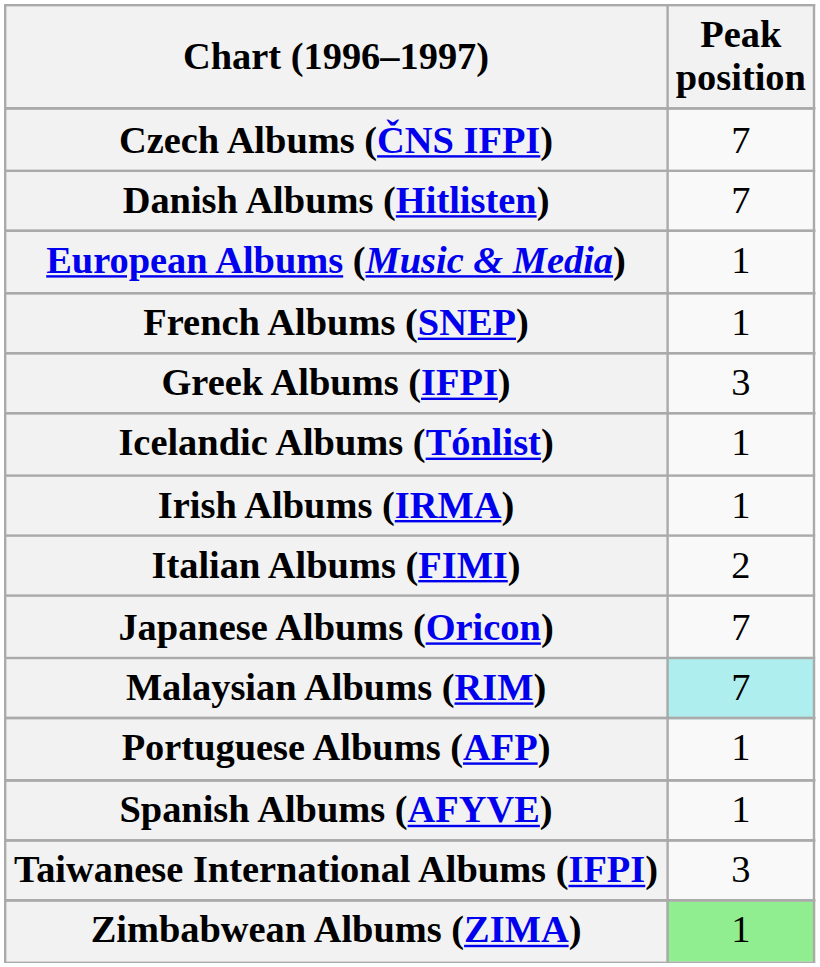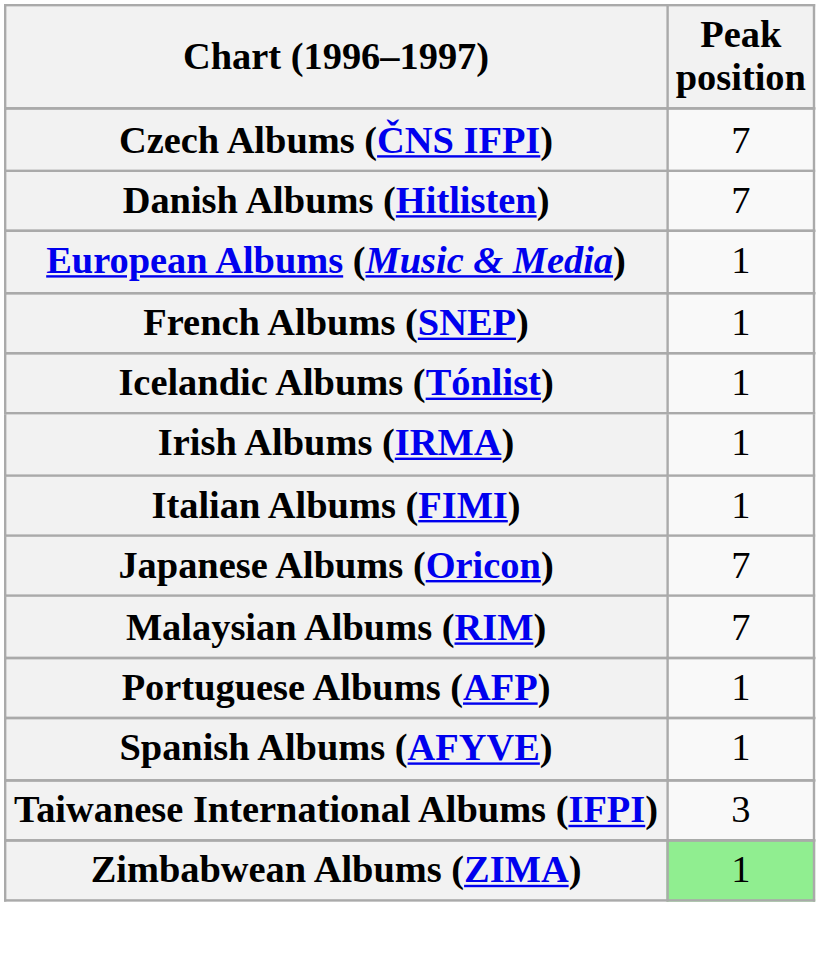- row: (336, 382)
(741, 565) 2 -> (741, 504) 1
(741, 687) paleturquoise background -> (741, 626) no background
